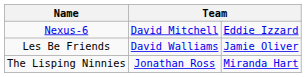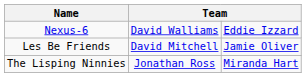(175, 30) David Mitchell -> (175, 30) David Walliams
(175, 47) David Walliams -> (175, 47) David Mitchell
